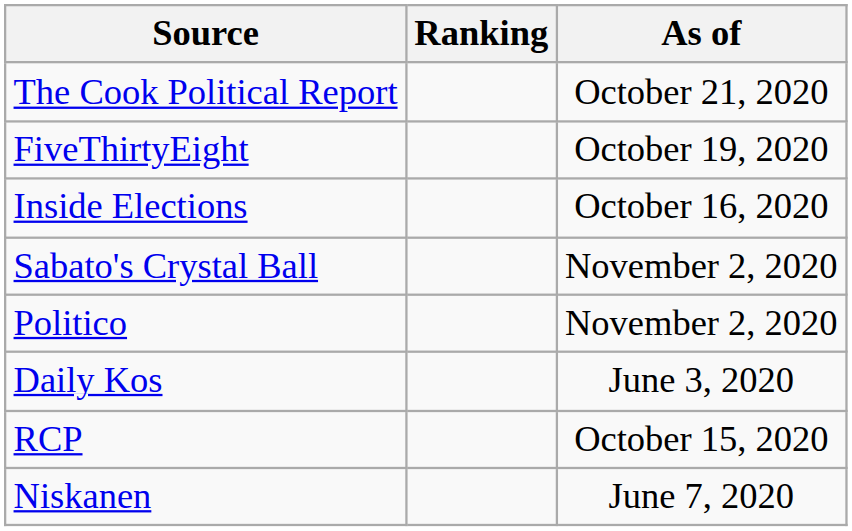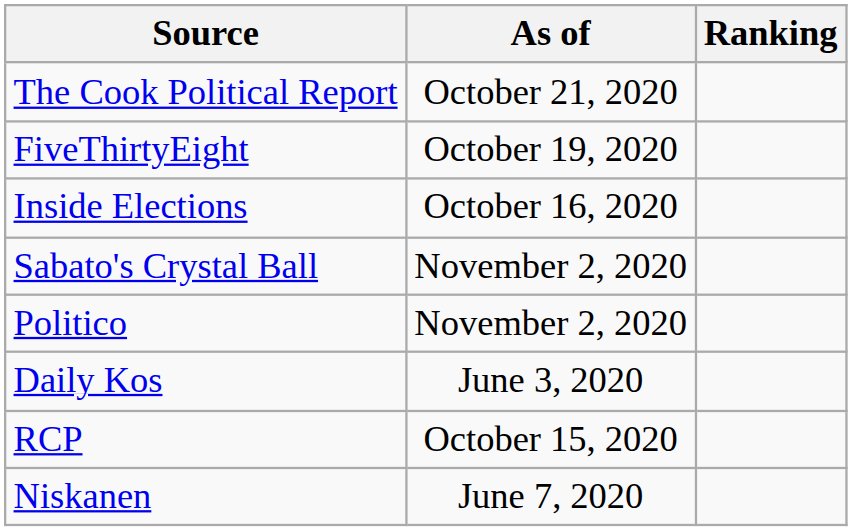columns swapped: (481, 33) <-> (701, 33)
